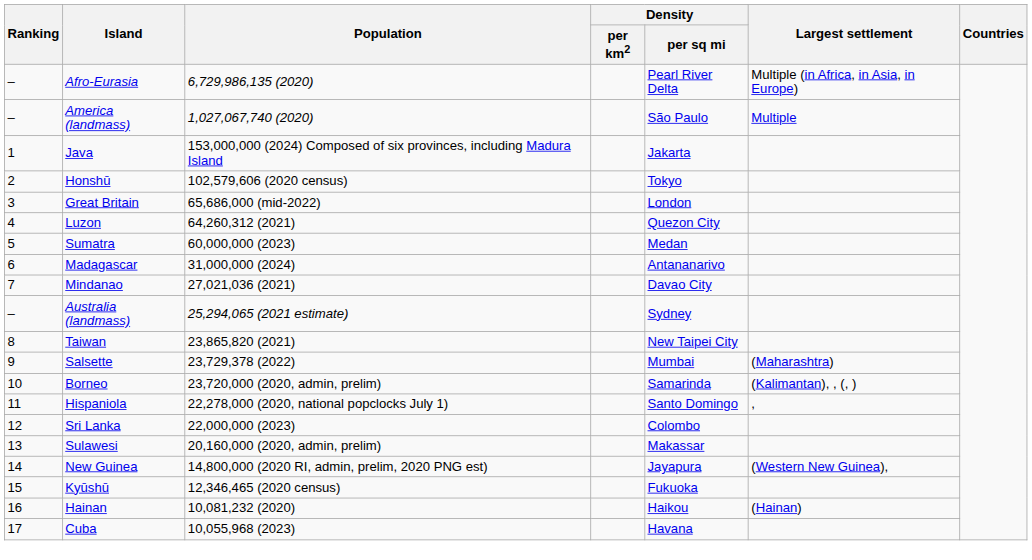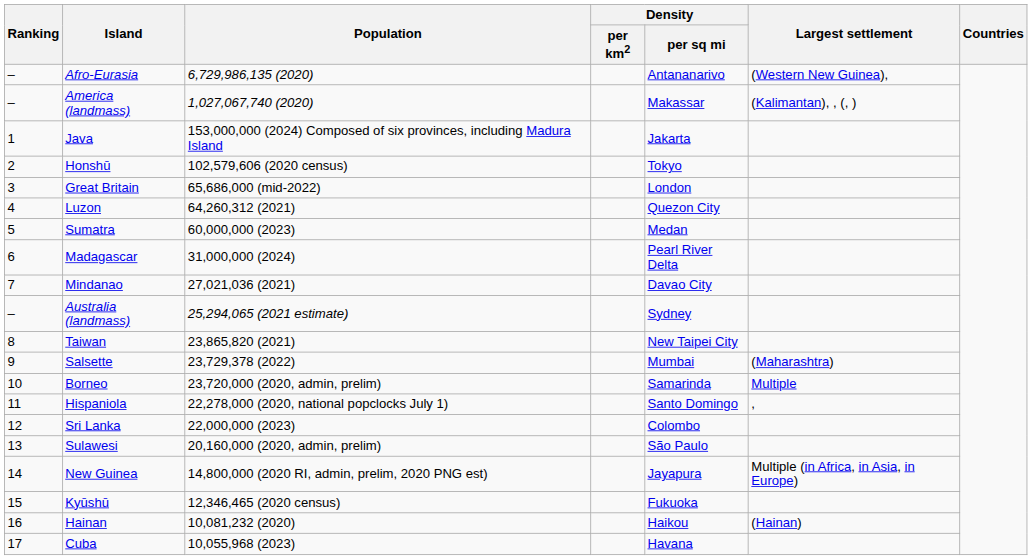(680, 82) Pearl River Delta -> (686, 74) Antananarivo
(833, 82) Multiple (in Africa, in Asia, in Europe) -> (820, 74) (Western New Guinea),
(678, 117) São Paulo -> (676, 103) Makassar
(774, 117) Multiple -> (804, 103) (Kalimantan), , (, )
(686, 264) Antananarivo -> (680, 257) Pearl River Delta
(804, 383) (Kalimantan), , (, ) -> (774, 383) Multiple
(676, 445) Makassar -> (678, 445) São Paulo
(820, 466) (Western New Guinea), -> (833, 474) Multiple (in Africa, in Asia, in Europe)
